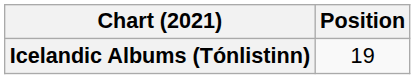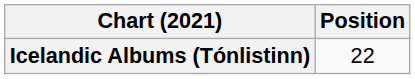(363, 55) 19 -> (363, 55) 22
